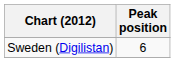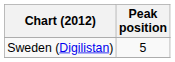(143, 47) 6 -> (143, 47) 5
